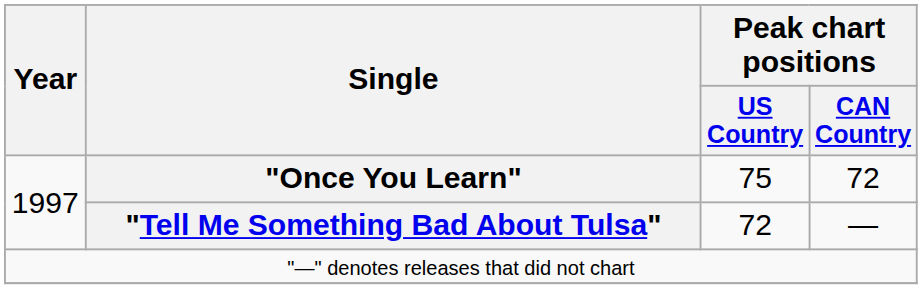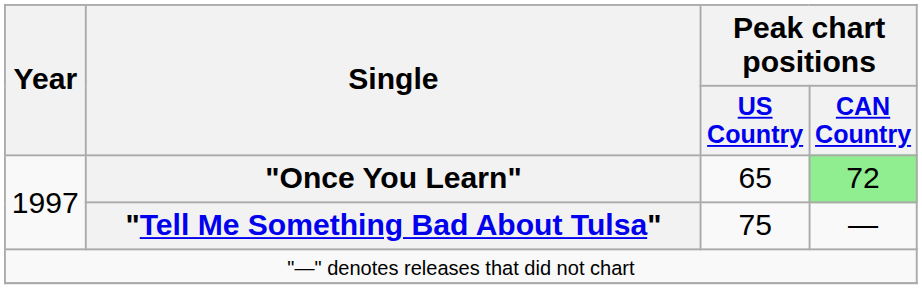(755, 178) 75 -> (755, 178) 65
(863, 178) no background -> (863, 178) lightgreen background
(755, 225) 72 -> (755, 225) 75
